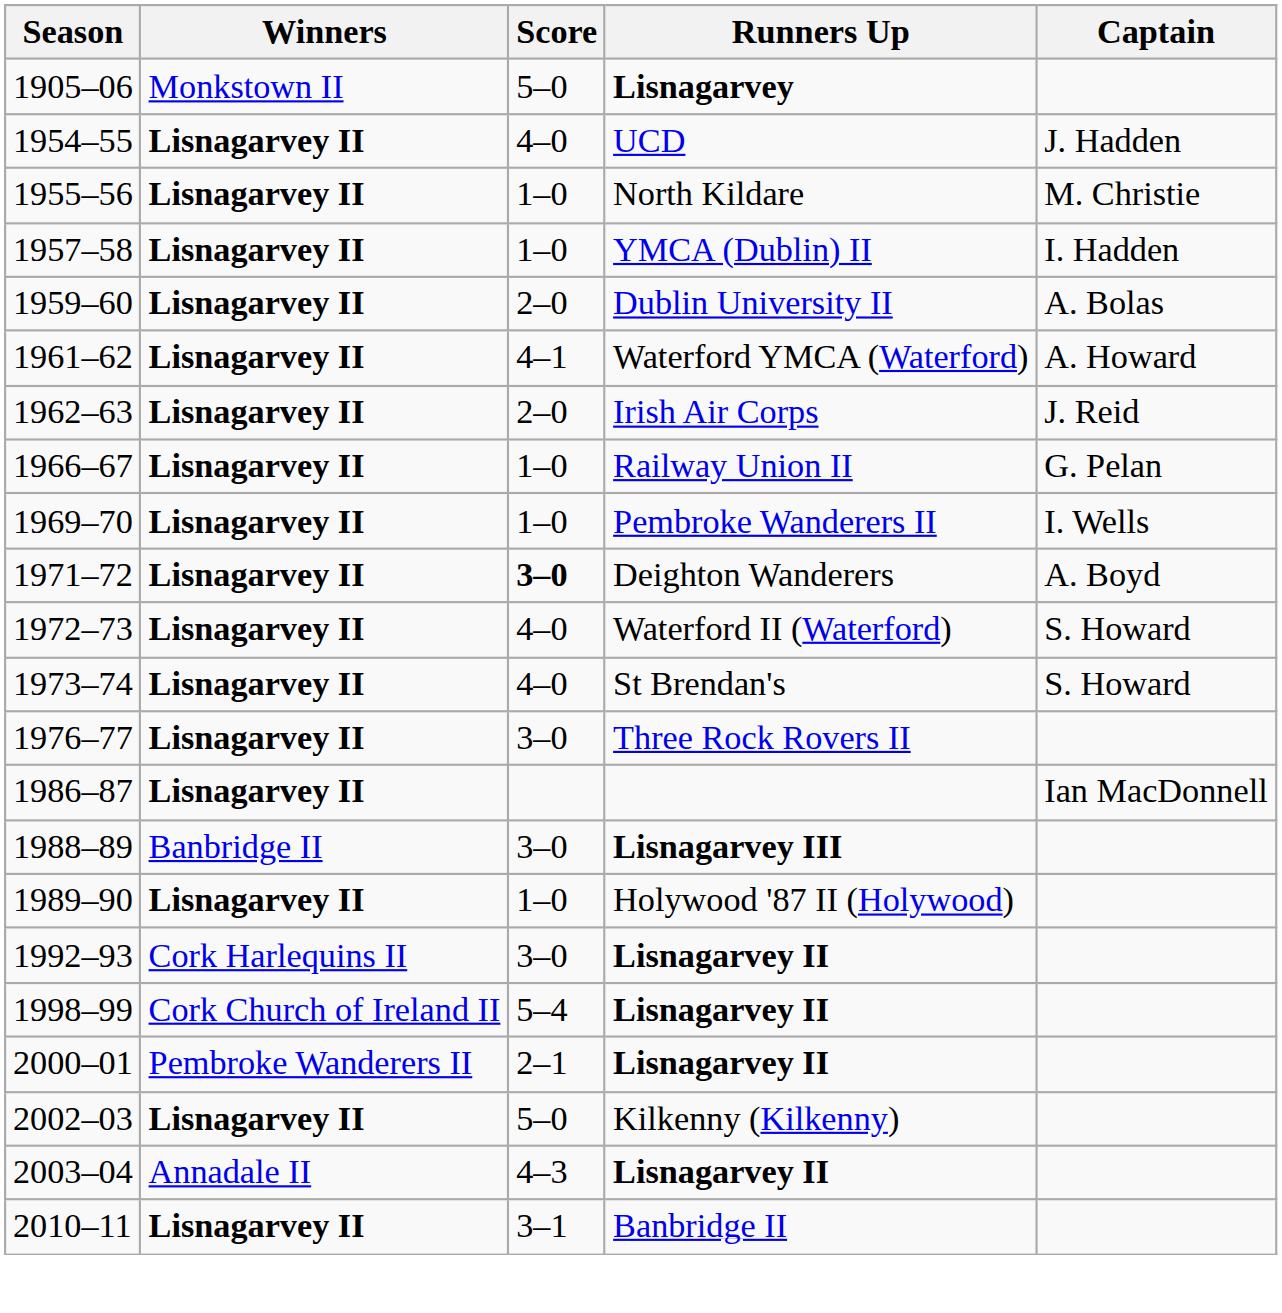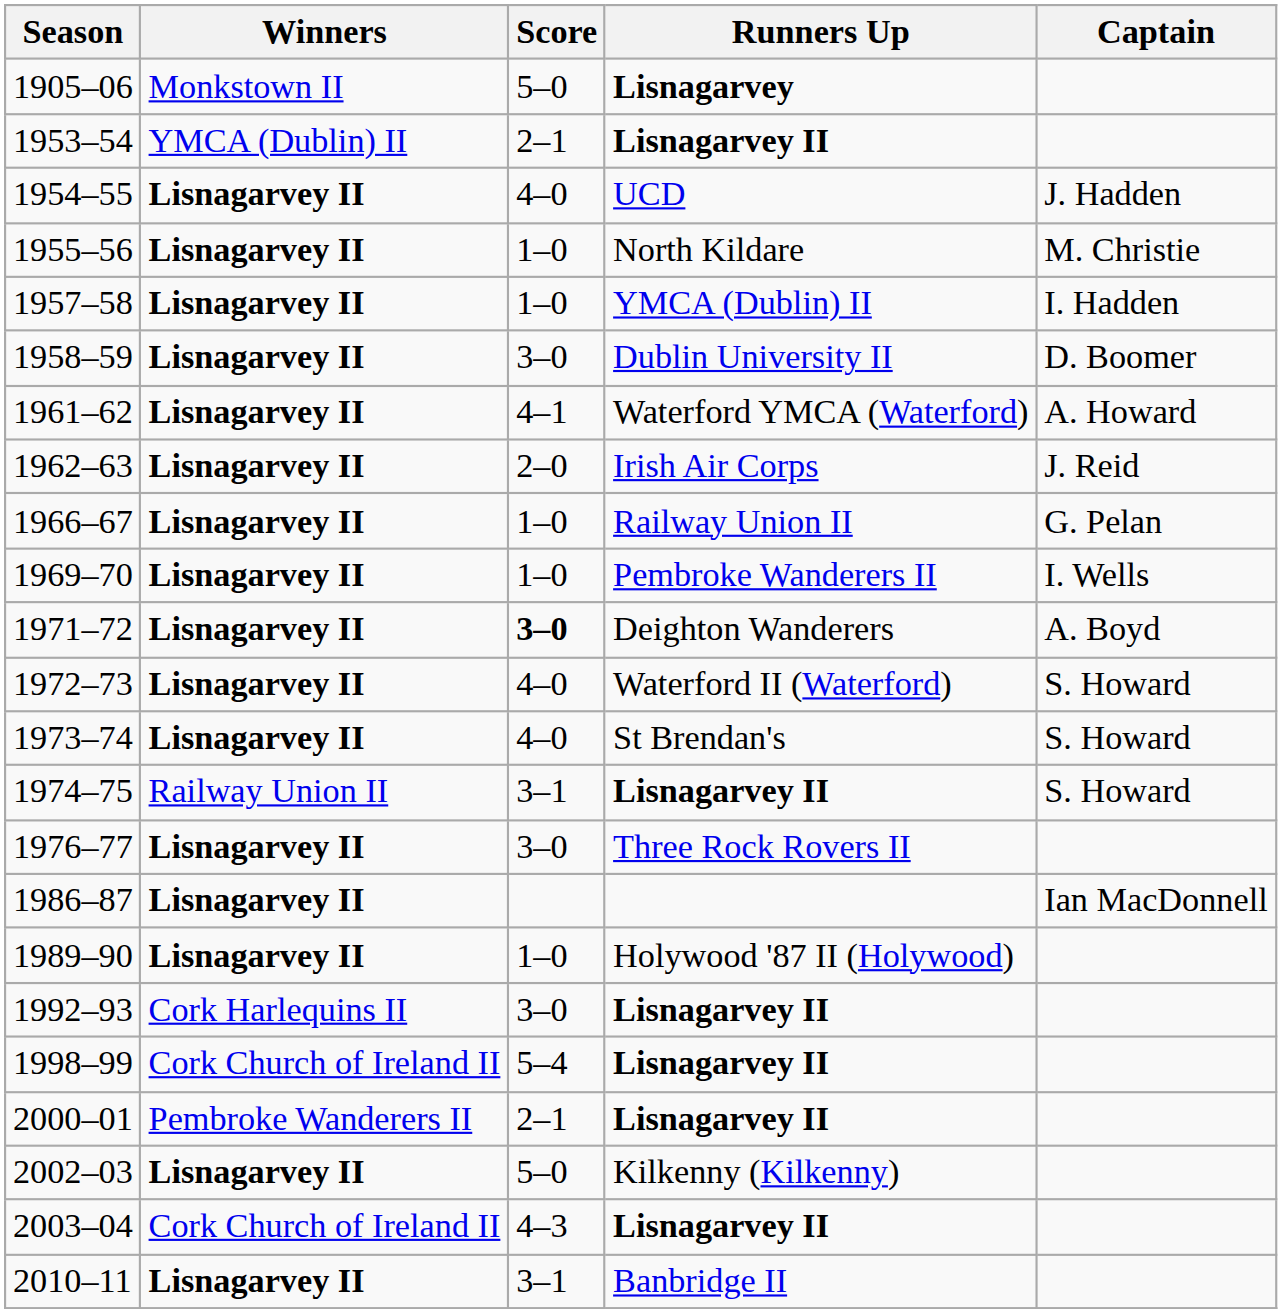+ row: (73, 140)
+ row: (73, 357)
- row: (73, 303)
+ row: (73, 791)
- row: (73, 846)
(230, 1172) Annadale II -> (324, 1226) Cork Church of Ireland II
